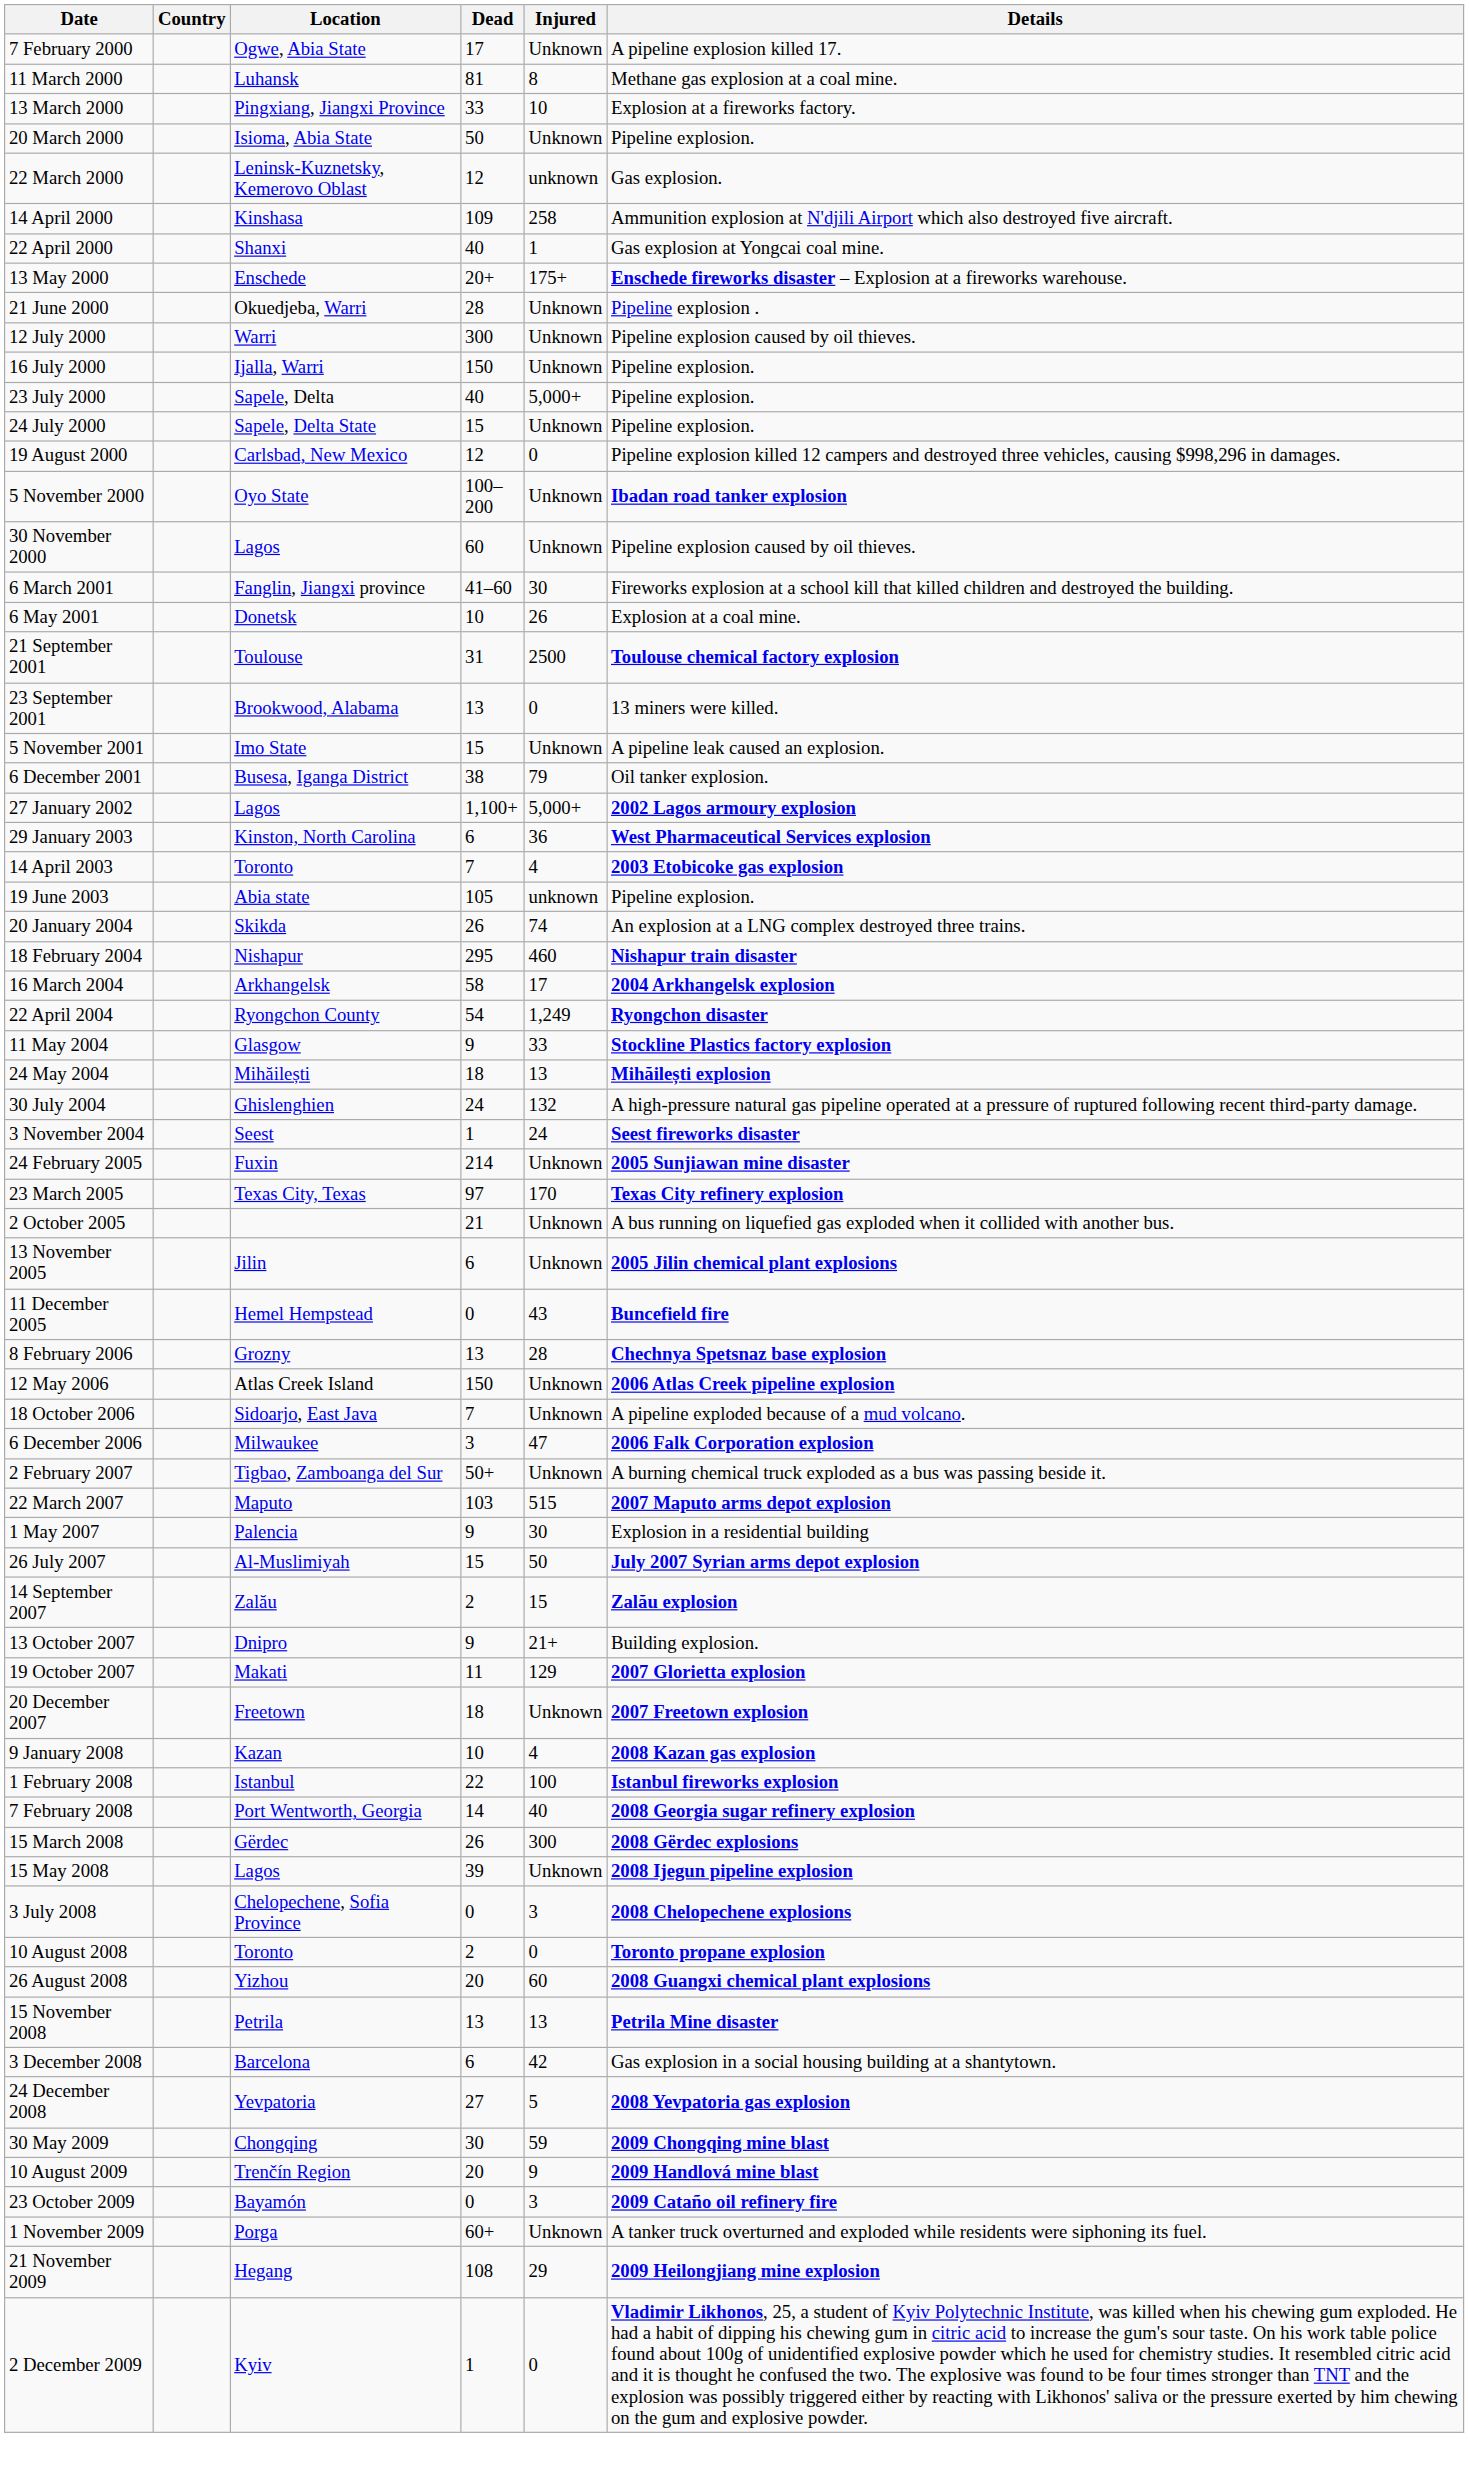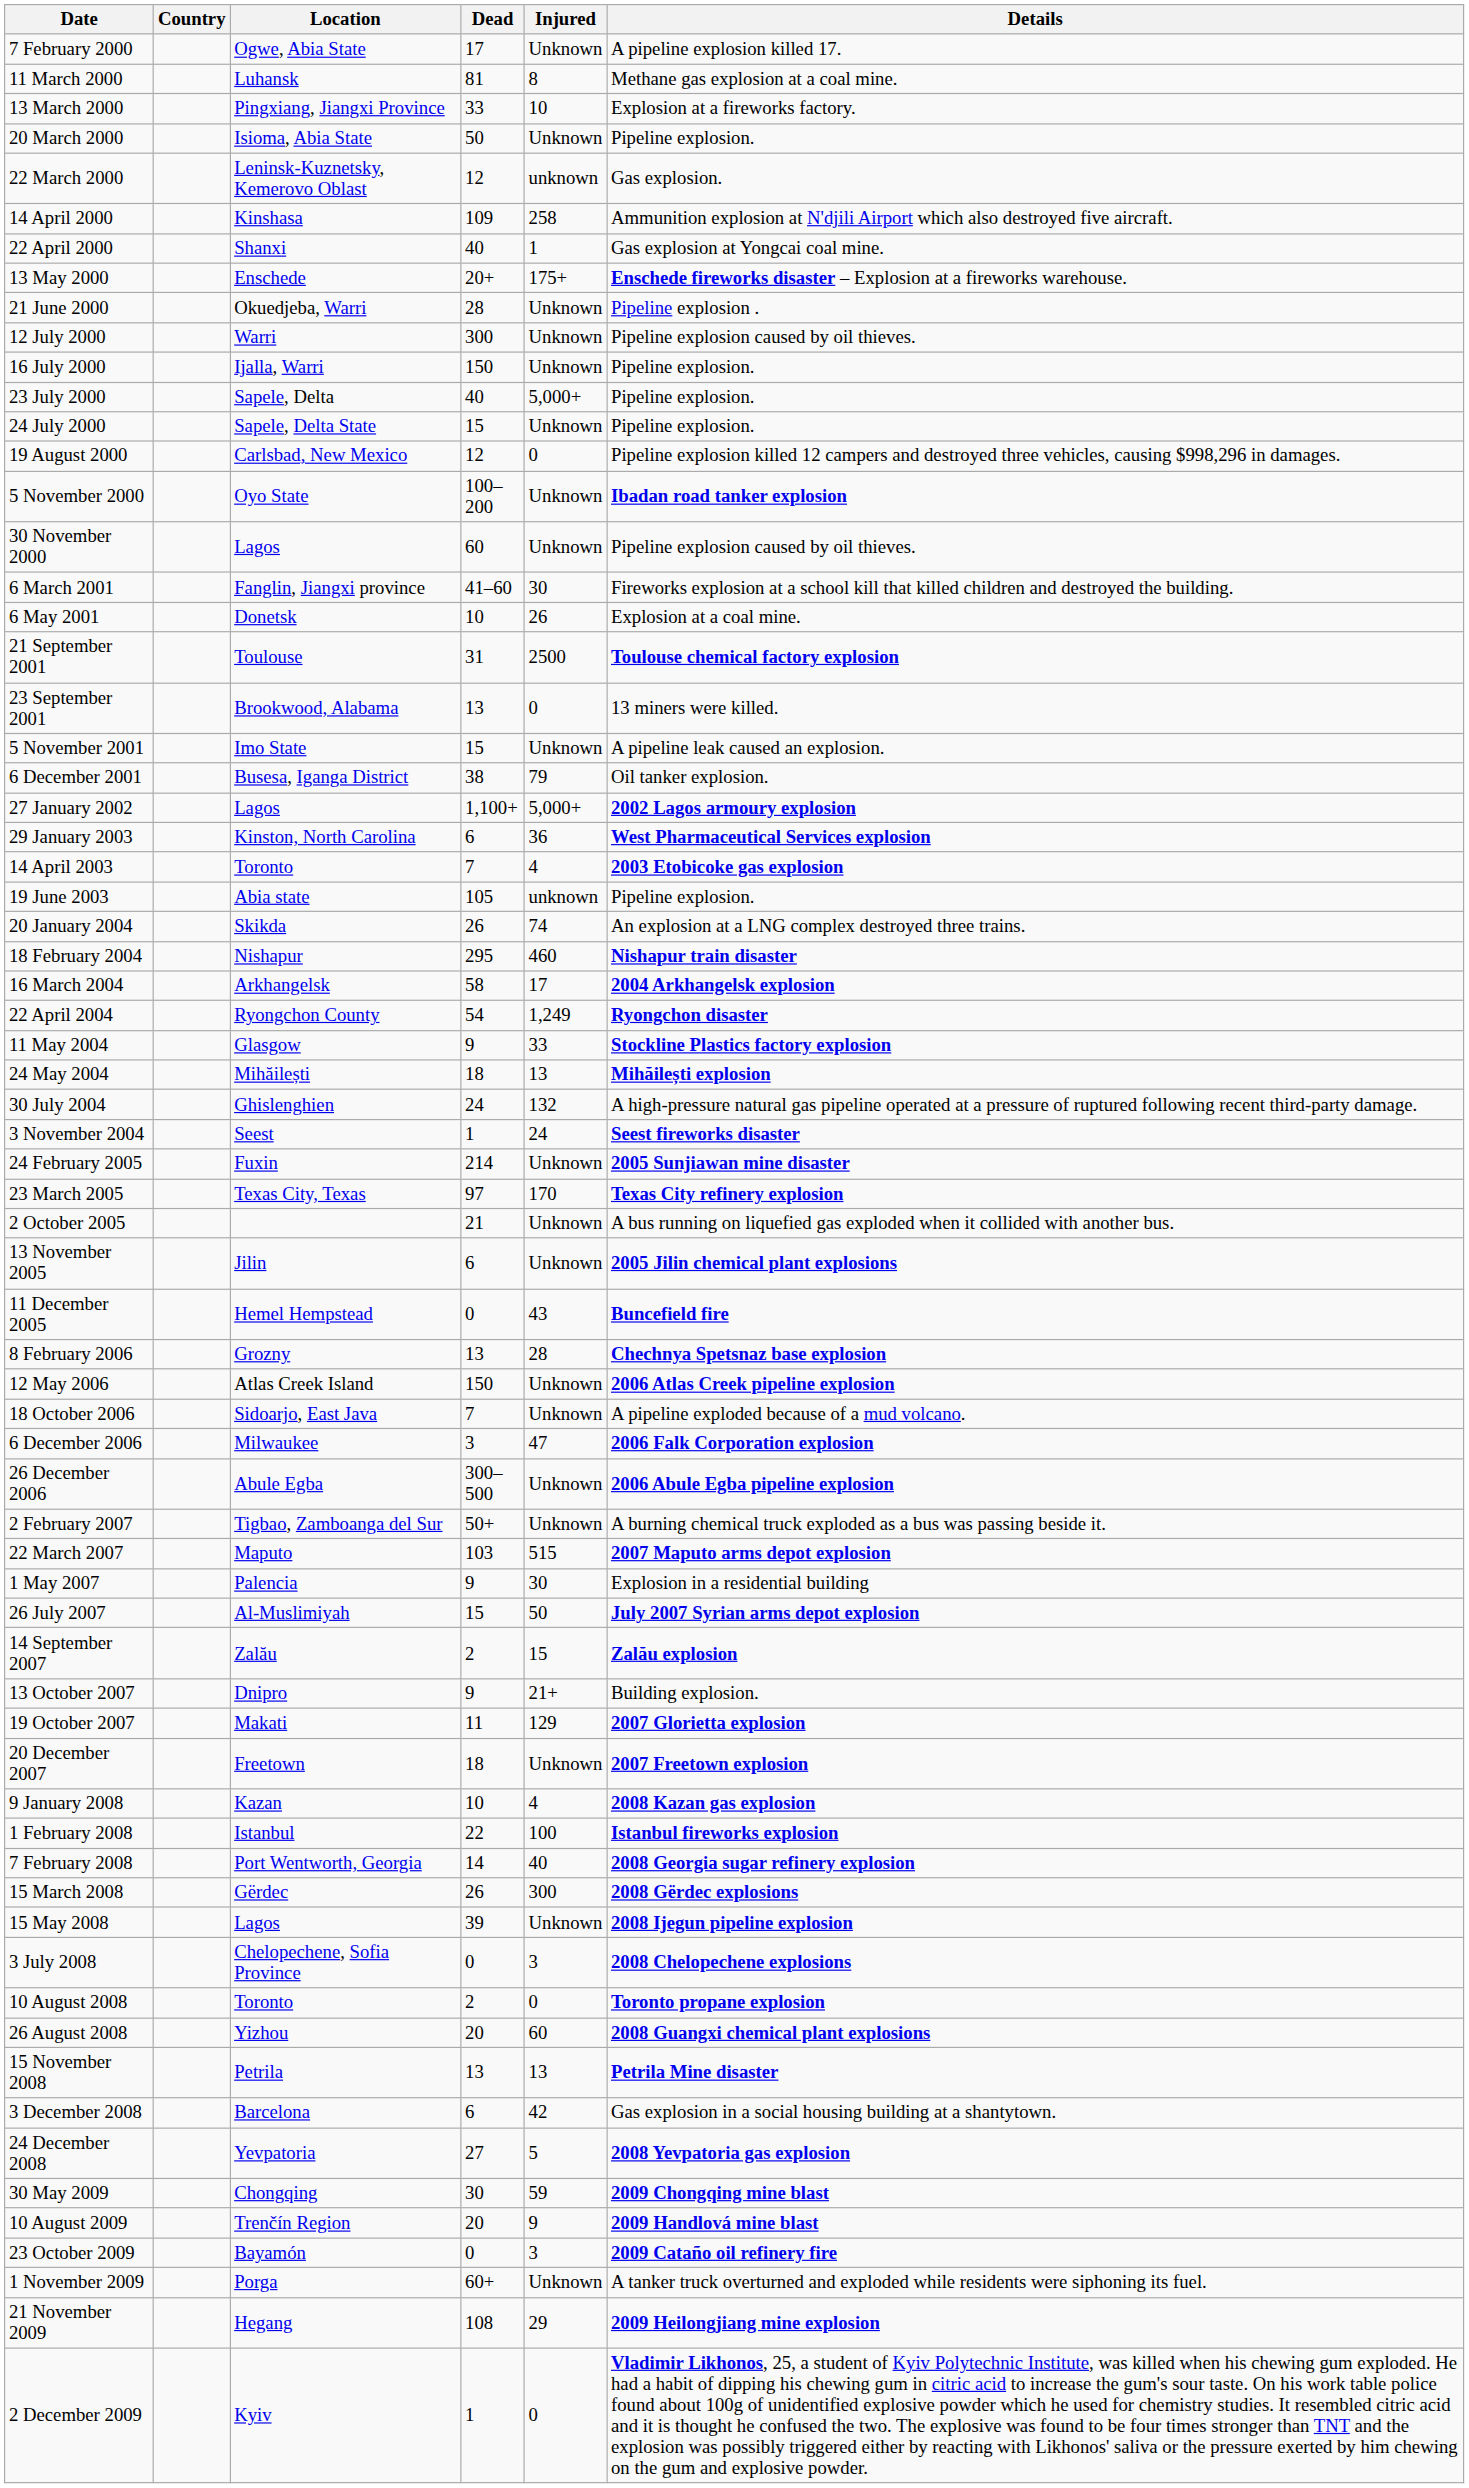+ row: (59, 1483)
